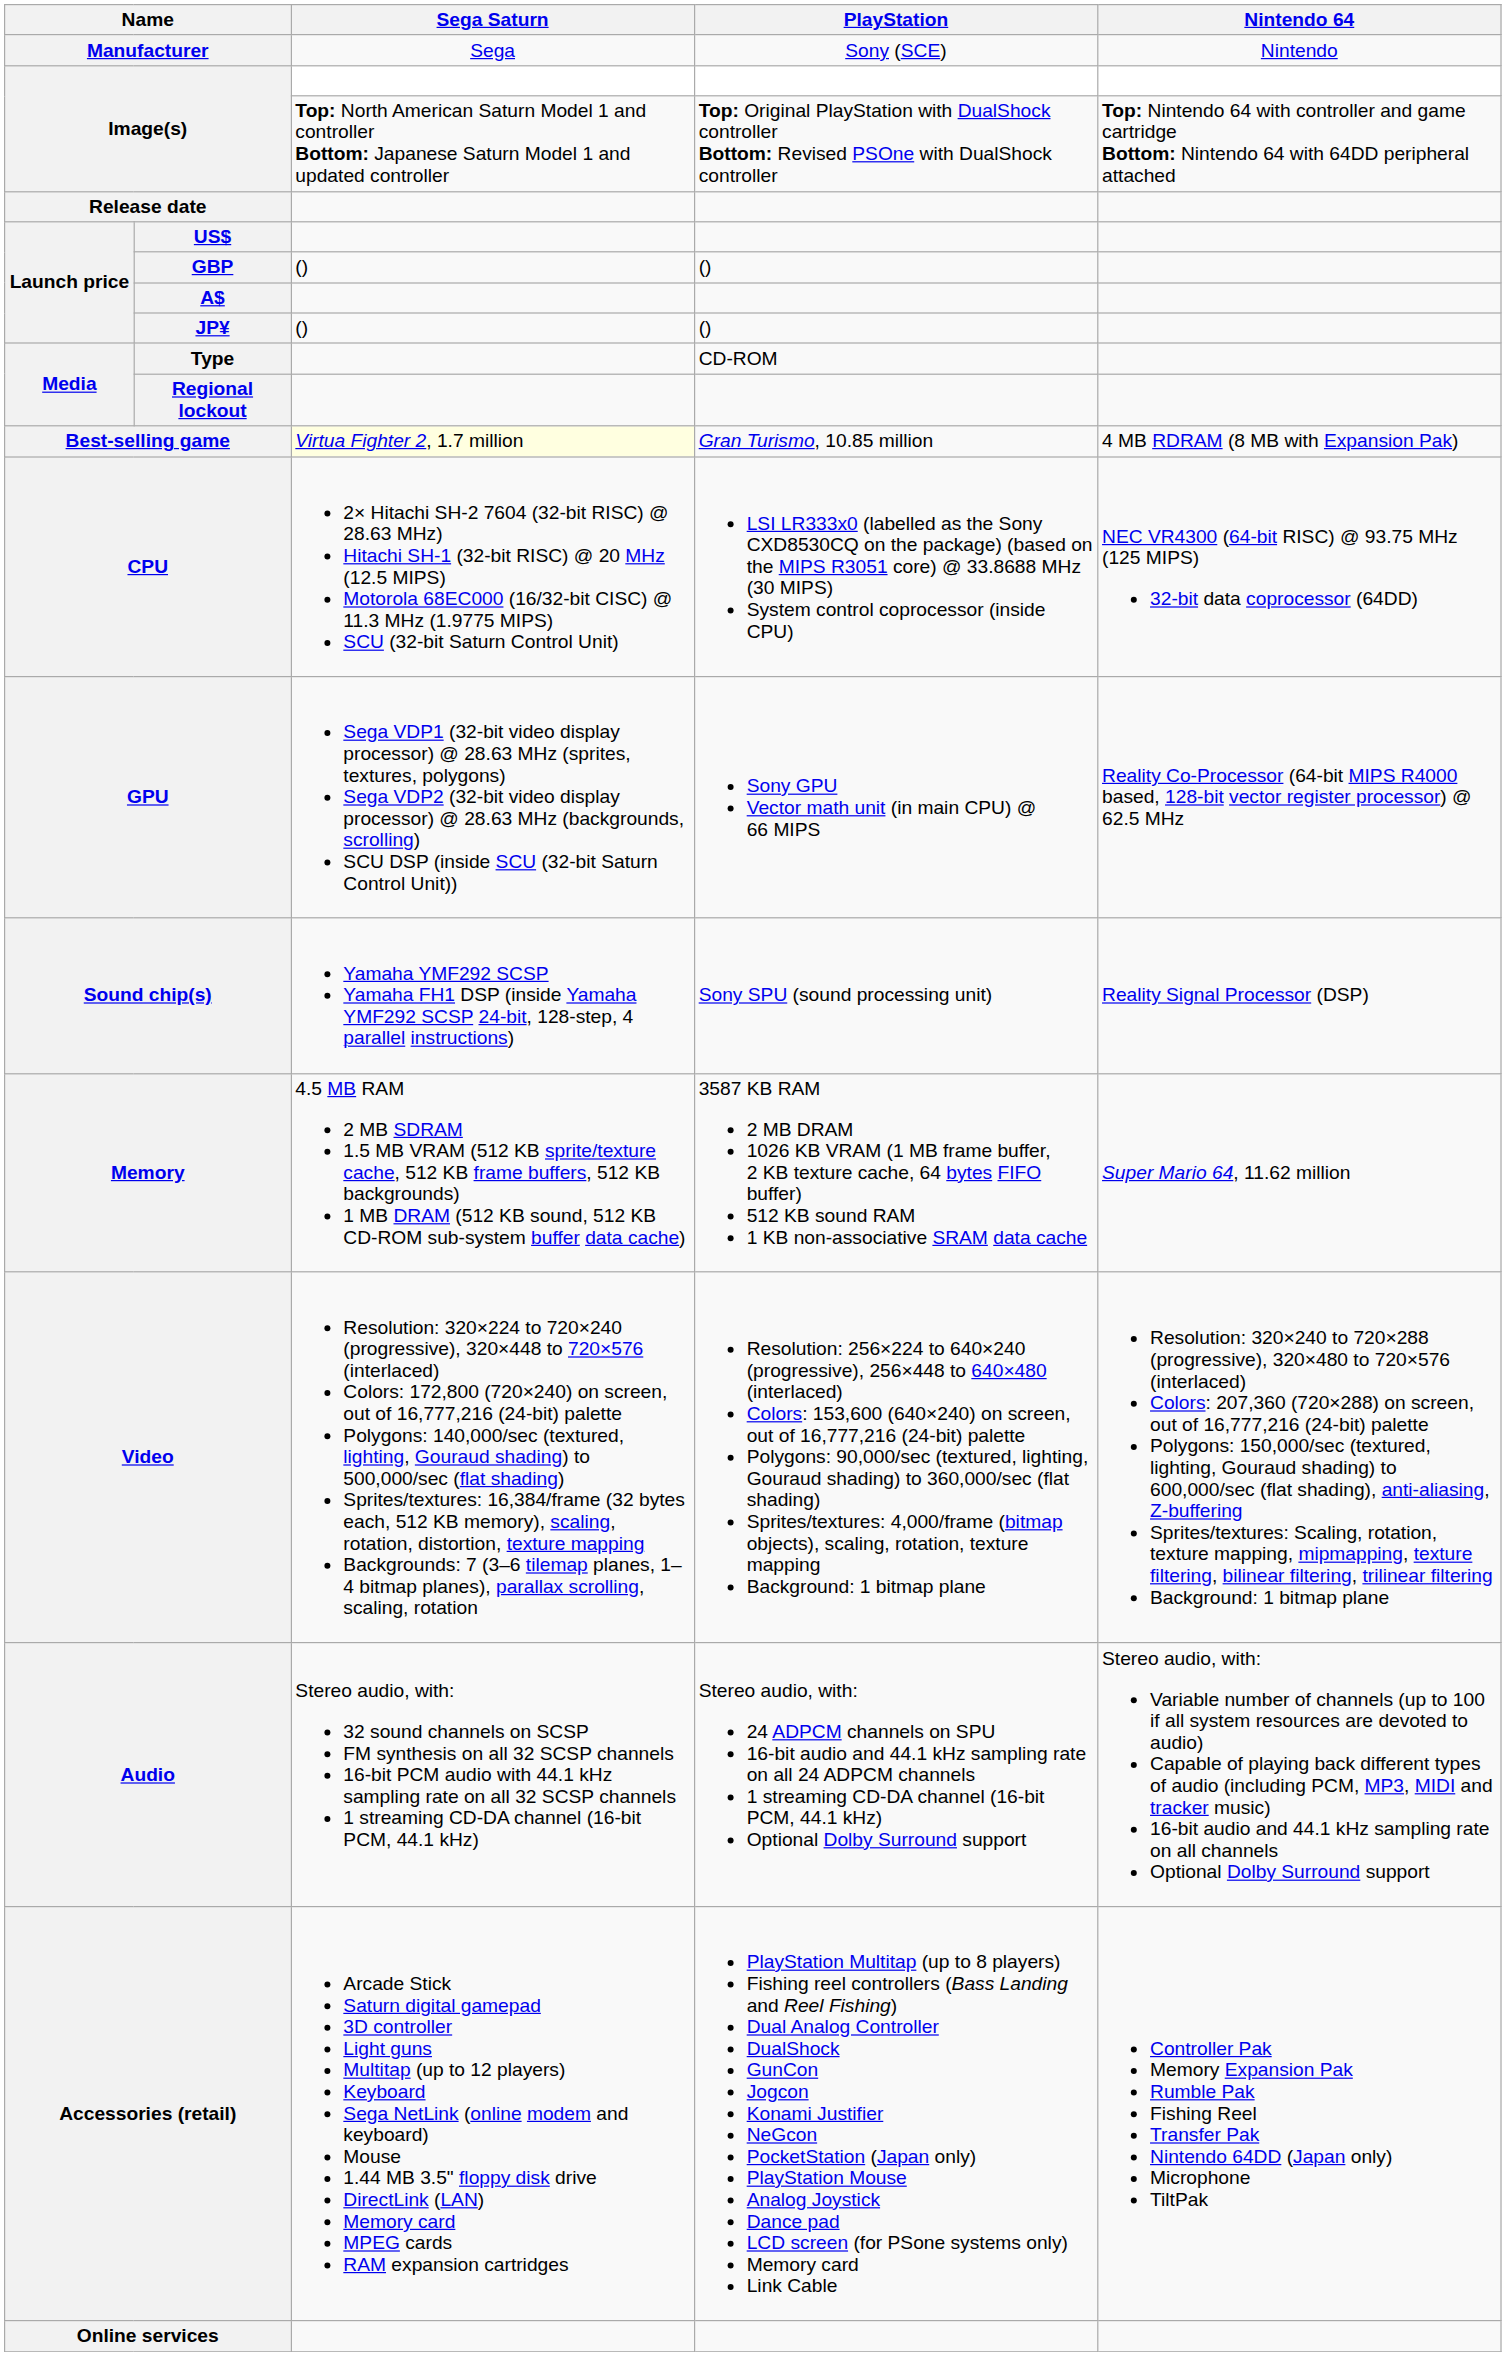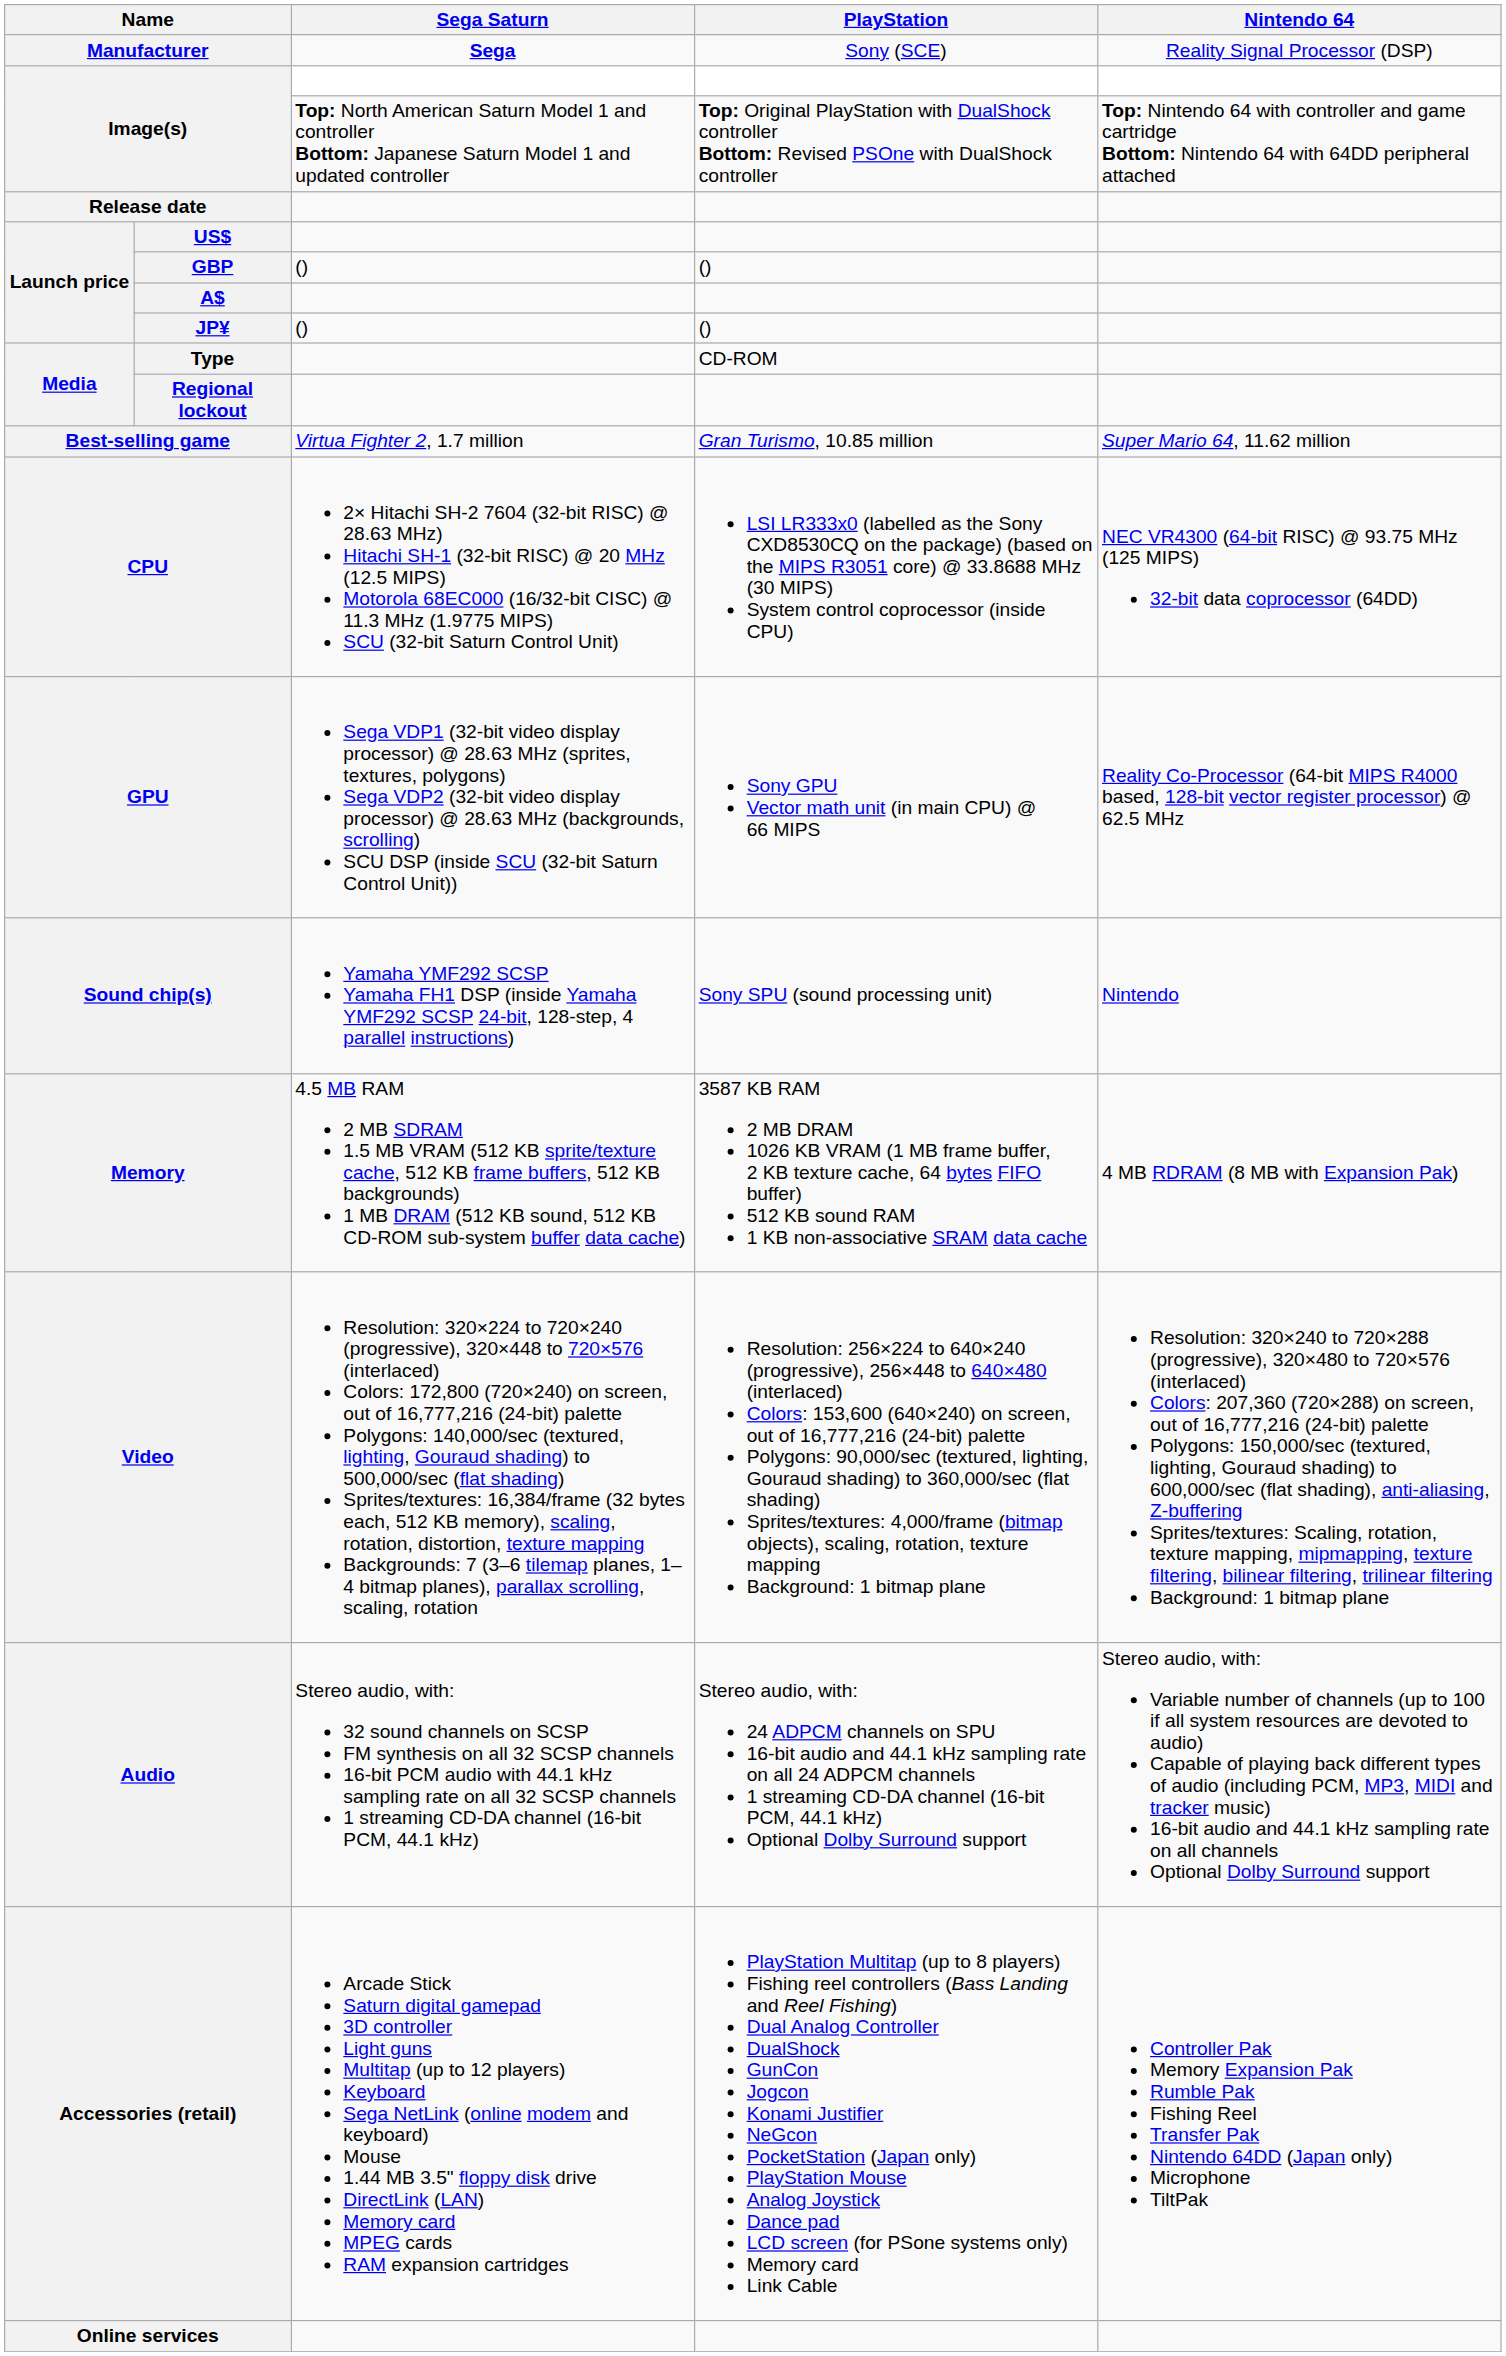(493, 50) normal -> (493, 50) bold
(1299, 50) Nintendo -> (1299, 50) Reality Signal Processor (DSP)
(409, 441) lightyellow background -> (409, 441) no background
(1280, 441) 4 MB RDRAM (8 MB with Expansion Pak) -> (1226, 441) Super Mario 64, 11.62 million
(1235, 995) Reality Signal Processor (DSP) -> (1140, 995) Nintendo
(1226, 1172) Super Mario 64, 11.62 million -> (1280, 1172) 4 MB RDRAM (8 MB with Expansion Pak)
